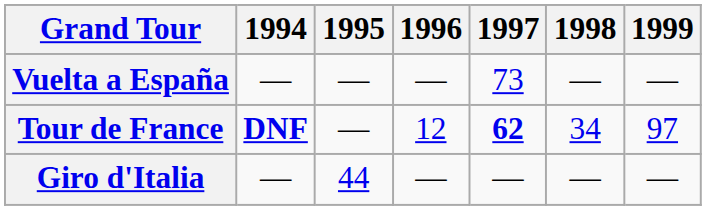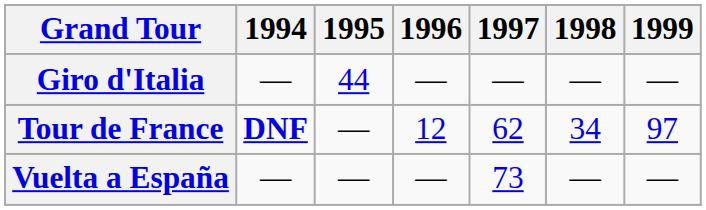rows swapped: (121, 178) <-> (121, 79)
(508, 128) bold -> (508, 128) normal
